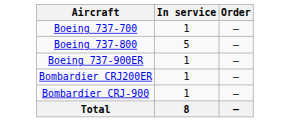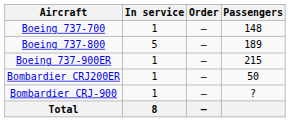+ column: (253, 12)
